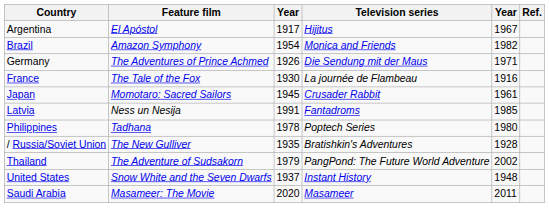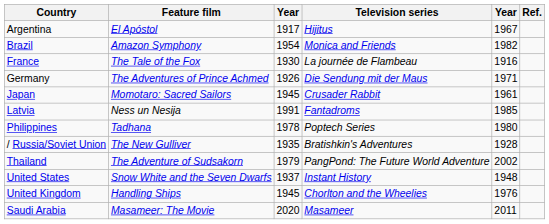rows swapped: (23, 78) <-> (28, 62)
+ row: (44, 194)
